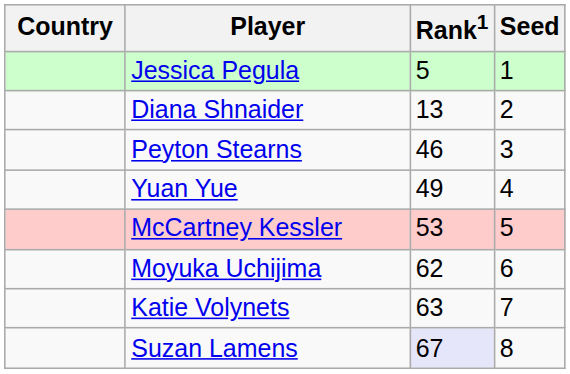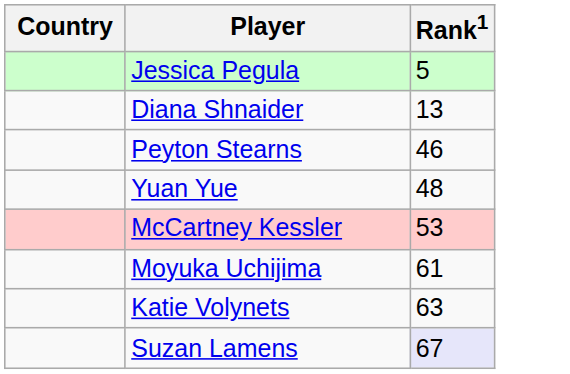- column: (530, 27)
(430, 189) 49 -> (430, 189) 48
(430, 268) 62 -> (430, 268) 61
